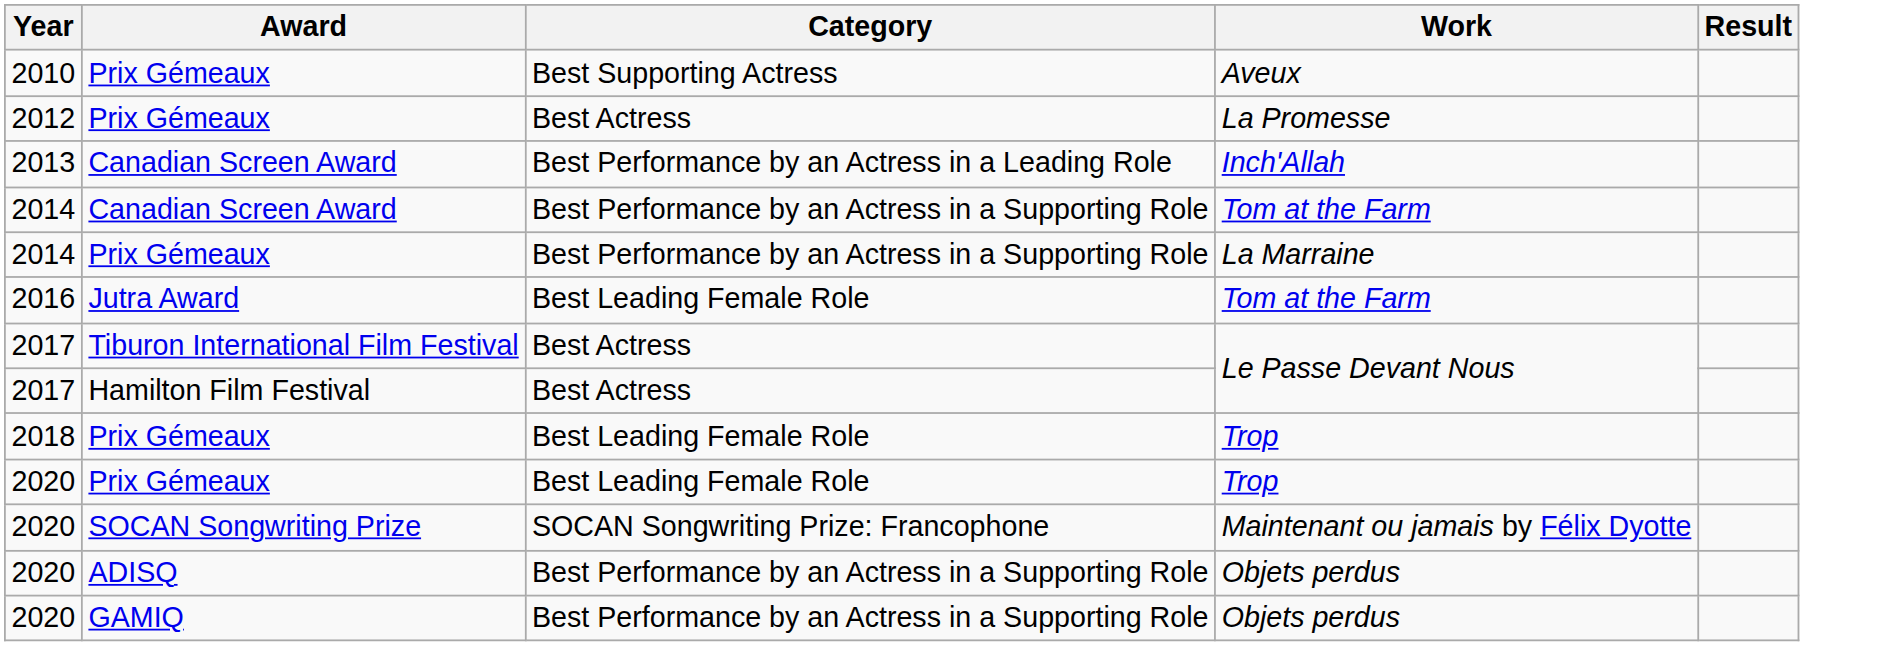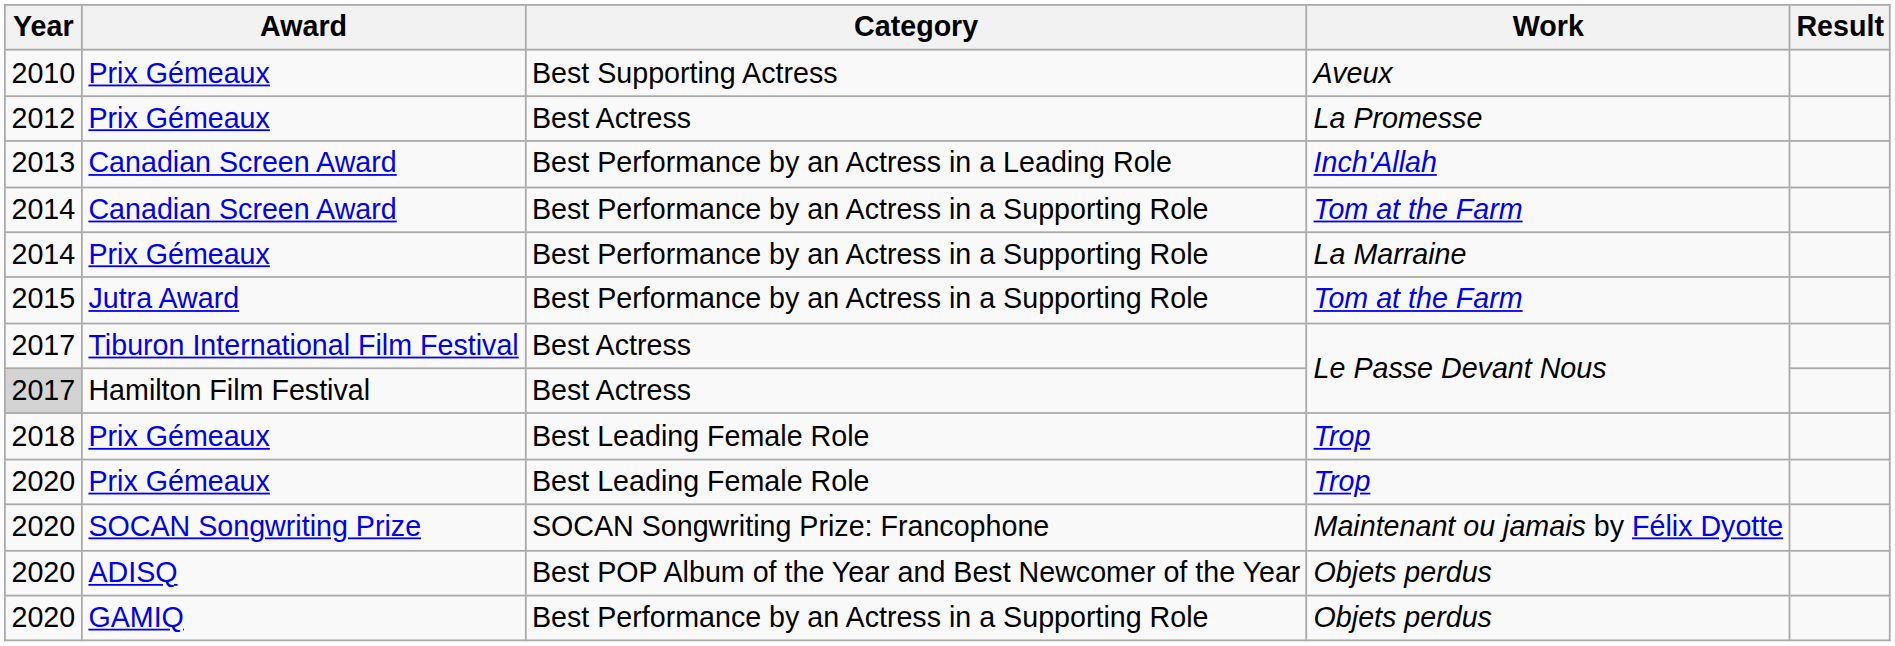(43, 299) 2016 -> (43, 299) 2015
(701, 299) Best Leading Female Role -> (870, 299) Best Performance by an Actress in a Supporting Role
(43, 390) no background -> (43, 390) lightgrey background
(870, 572) Best Performance by an Actress in a Supporting Role -> (916, 572) Best POP Album of the Year and Best Newcomer of the Year
